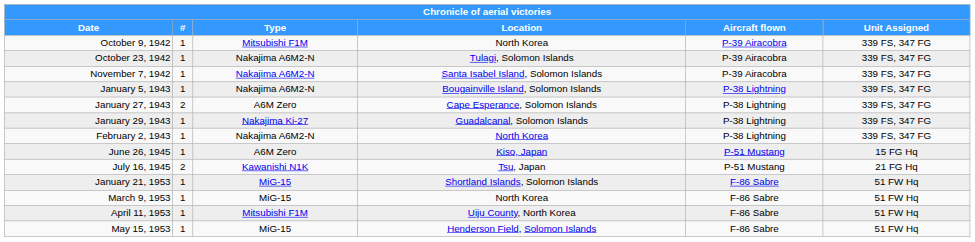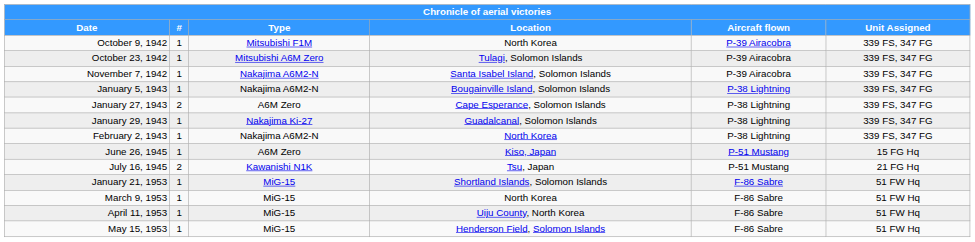(275, 58) Nakajima A6M2-N -> (279, 58) Mitsubishi A6M Zero
(275, 213) Mitsubishi F1M -> (279, 213) MiG-15
